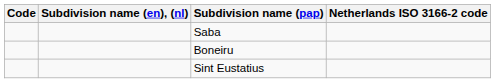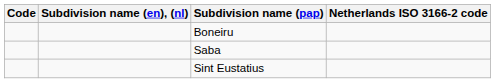rows swapped: (213, 50) <-> (207, 31)
